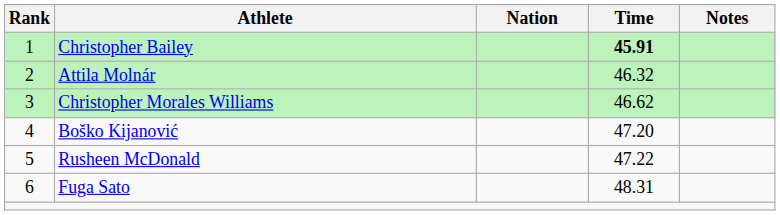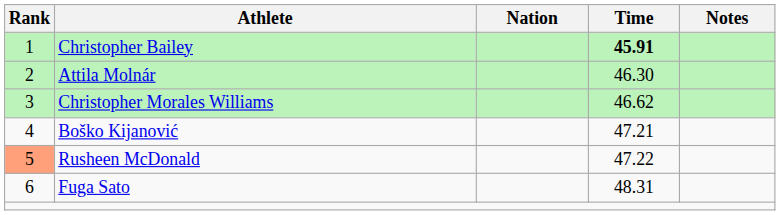(634, 74) 46.32 -> (634, 74) 46.30
(634, 131) 47.20 -> (634, 131) 47.21
(29, 159) no background -> (29, 159) lightsalmon background
